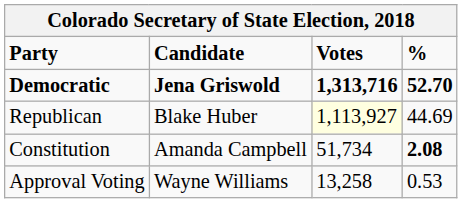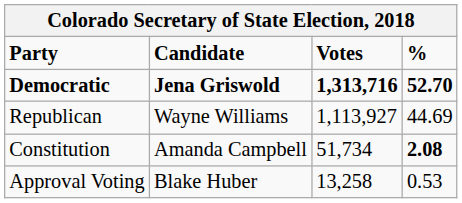(206, 117) Blake Huber -> (221, 117) Wayne Williams
(357, 117) lightyellow background -> (357, 117) no background
(221, 181) Wayne Williams -> (206, 181) Blake Huber
